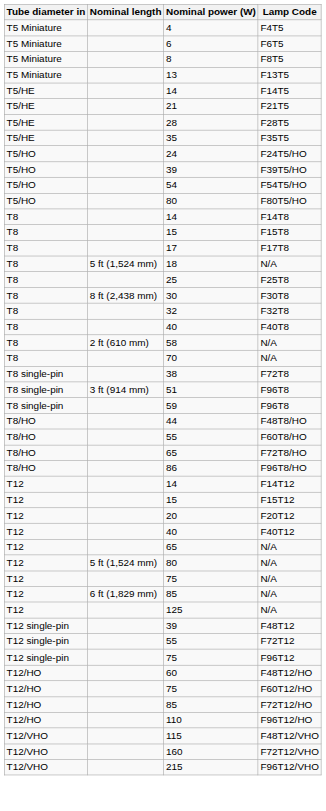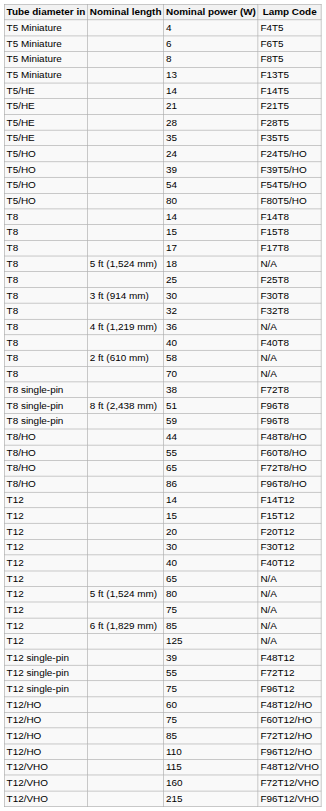(123, 295) 8 ft (2,438 mm) -> (119, 295) 3 ft (914 mm)
+ row: (172, 327)
(119, 389) 3 ft (914 mm) -> (123, 405) 8 ft (2,438 mm)
+ row: (172, 547)
